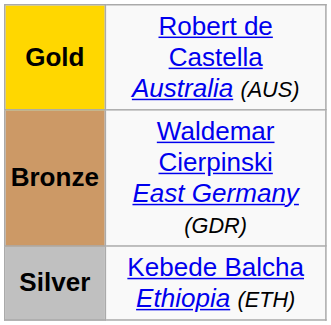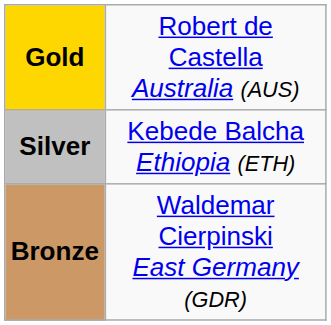rows swapped: (55, 282) <-> (55, 177)
